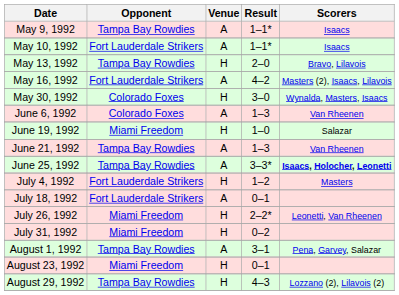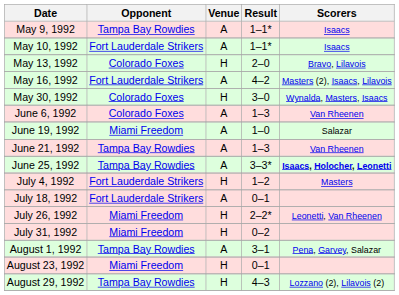(146, 63) Tampa Bay Rowdies -> (146, 63) Colorado Foxes
(224, 131) H -> (224, 131) A
